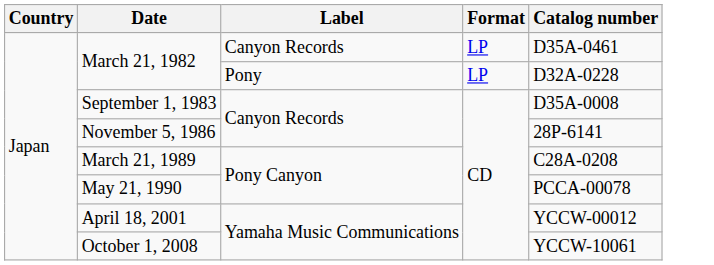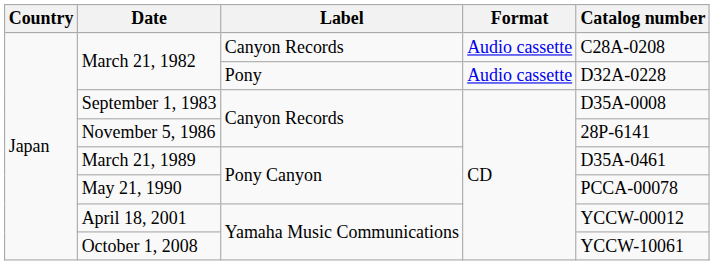(478, 47) LP -> (520, 47) Audio cassette
(576, 47) D35A-0461 -> (623, 47) C28A-0208
(478, 75) LP -> (520, 75) Audio cassette
(575, 160) C28A-0208 -> (623, 160) D35A-0461
